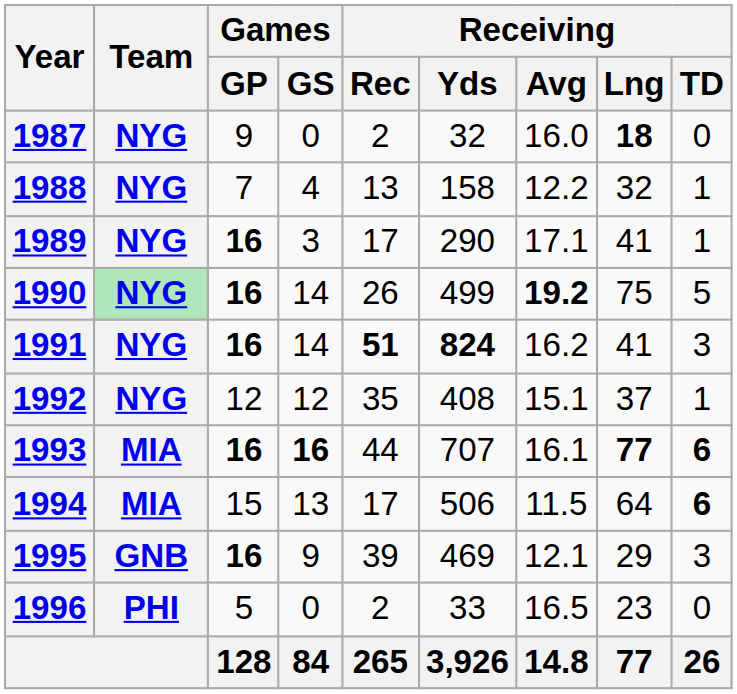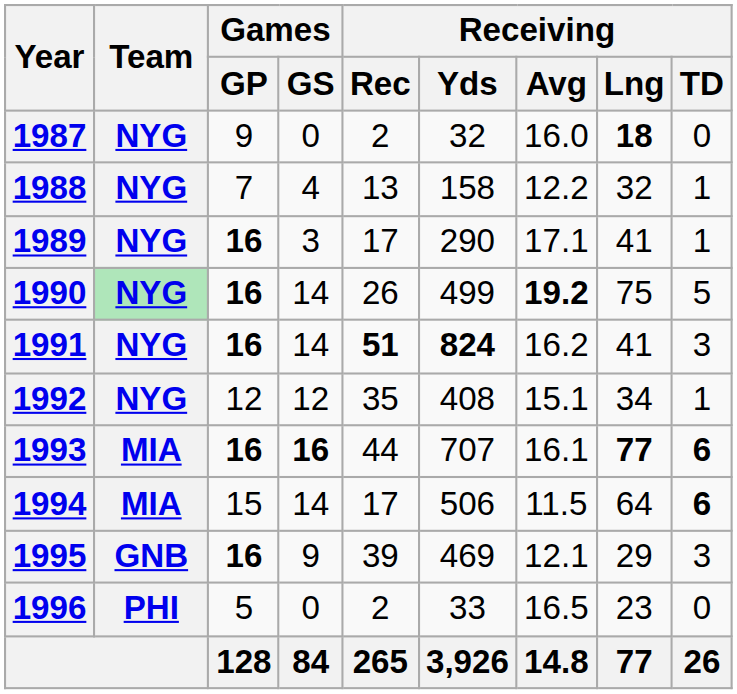(634, 398) 37 -> (634, 398) 34
(311, 503) 13 -> (311, 503) 14
